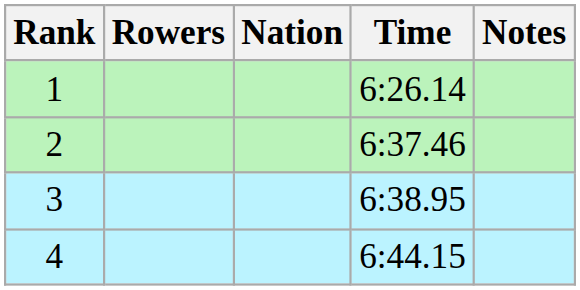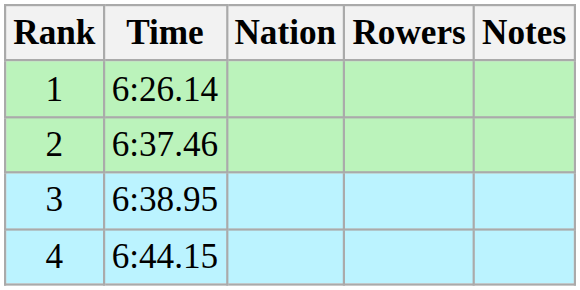columns swapped: (168, 32) <-> (412, 32)
